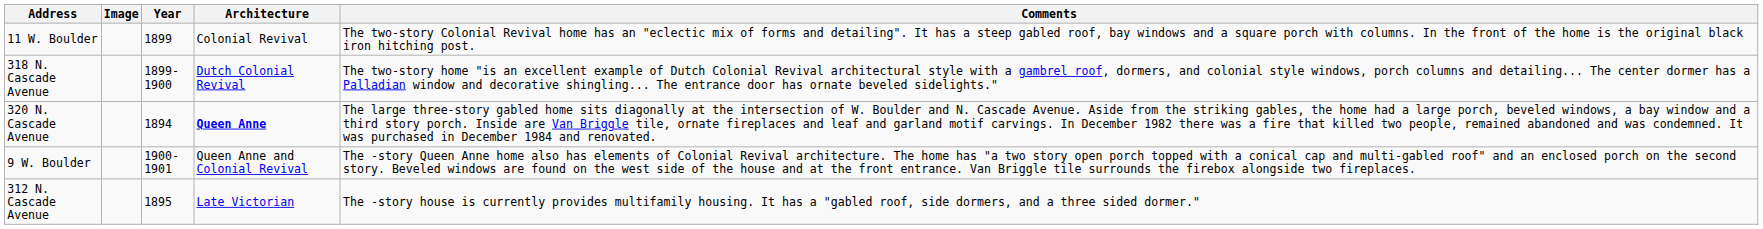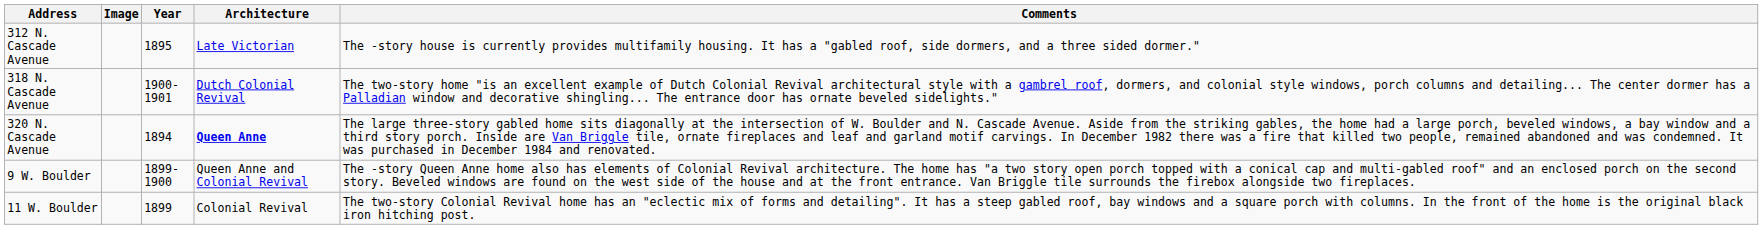rows swapped: (32, 202) <-> (52, 39)
(162, 78) 1899-1900 -> (162, 92) 1900-1901
(162, 163) 1900-1901 -> (162, 176) 1899-1900
